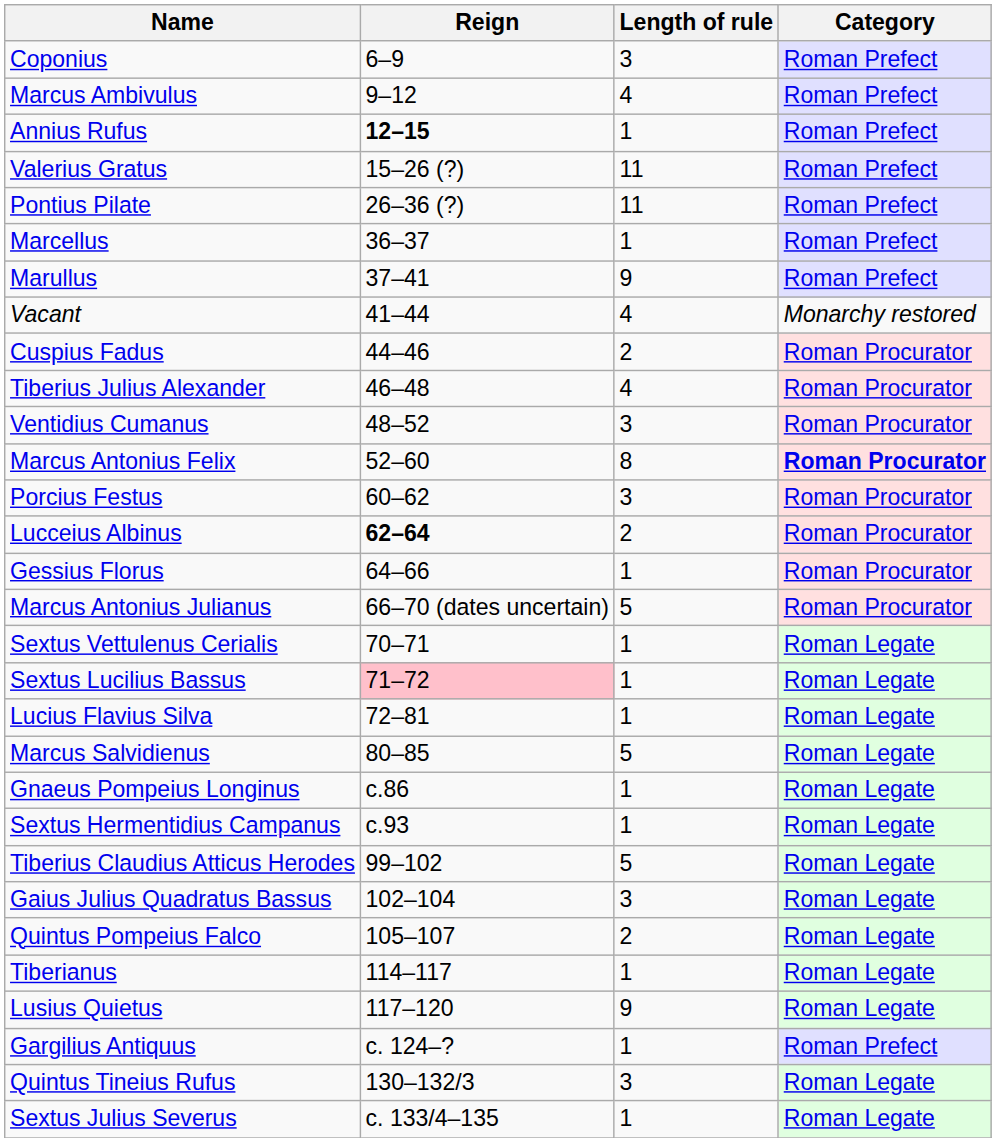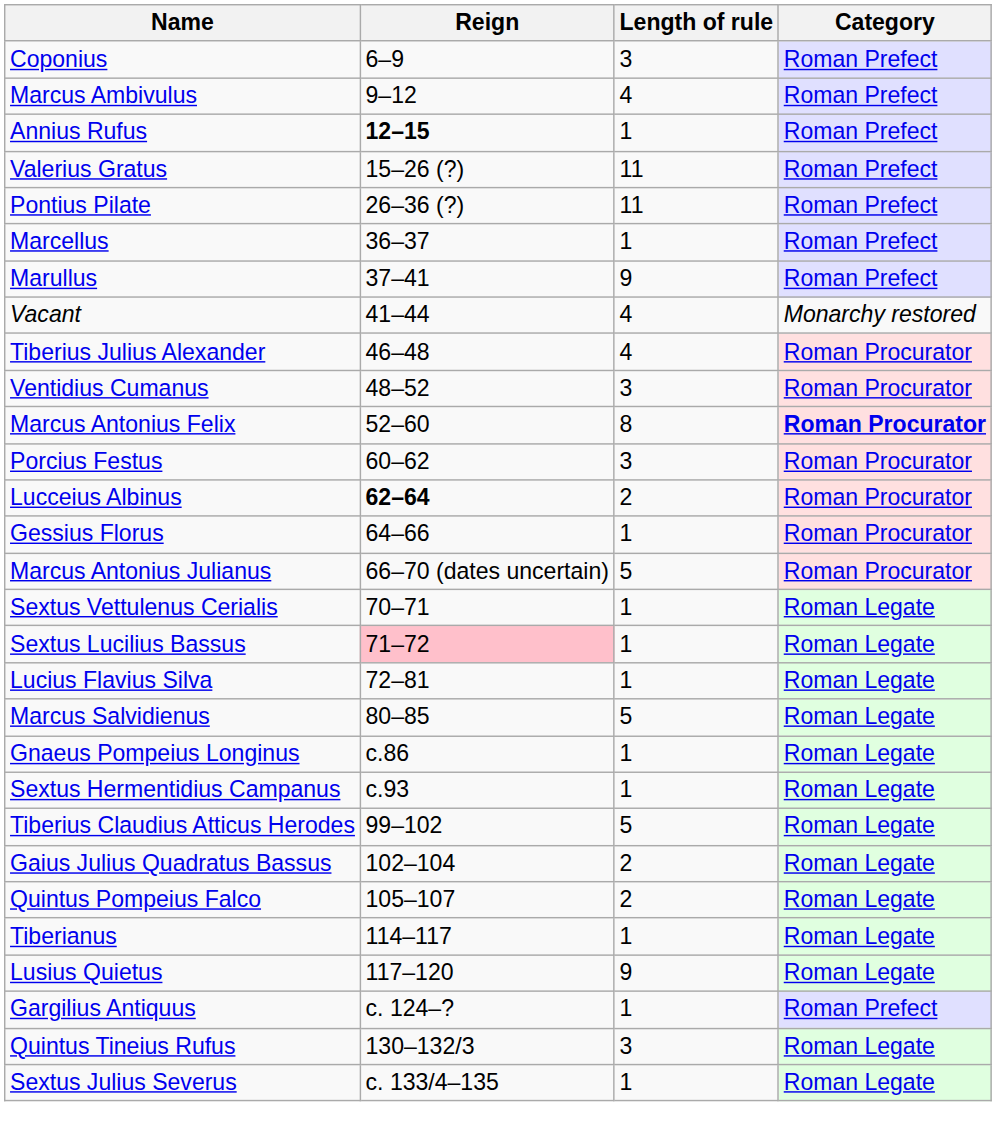- row: (87, 351)
(626, 899) 3 -> (626, 863) 2
